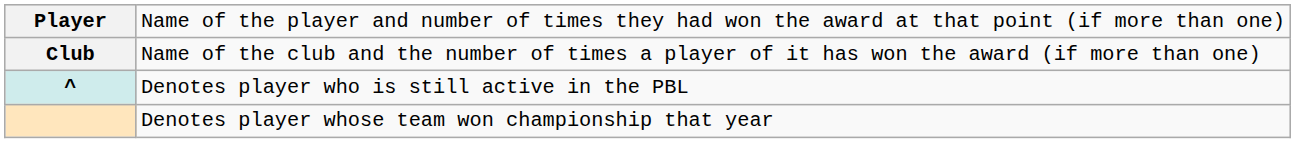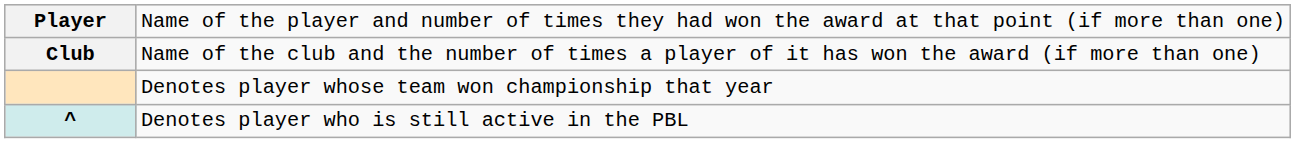rows swapped: (457, 120) <-> (415, 87)
